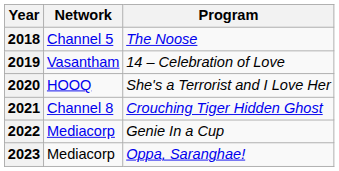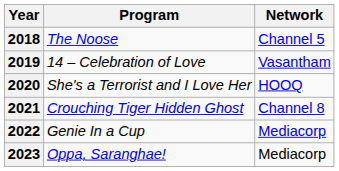columns swapped: (228, 16) <-> (83, 16)
